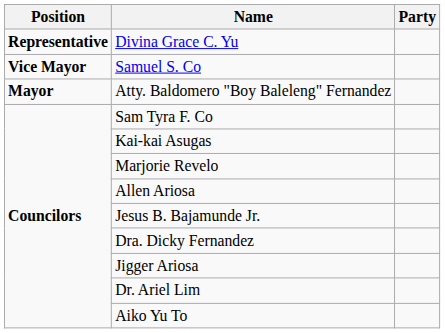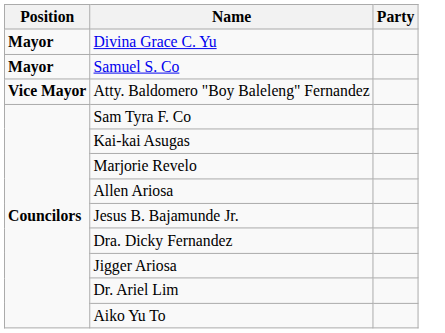(58, 41) Representative -> (31, 41) Mayor
(47, 66) Vice Mayor -> (31, 66) Mayor
(31, 91) Mayor -> (47, 91) Vice Mayor
